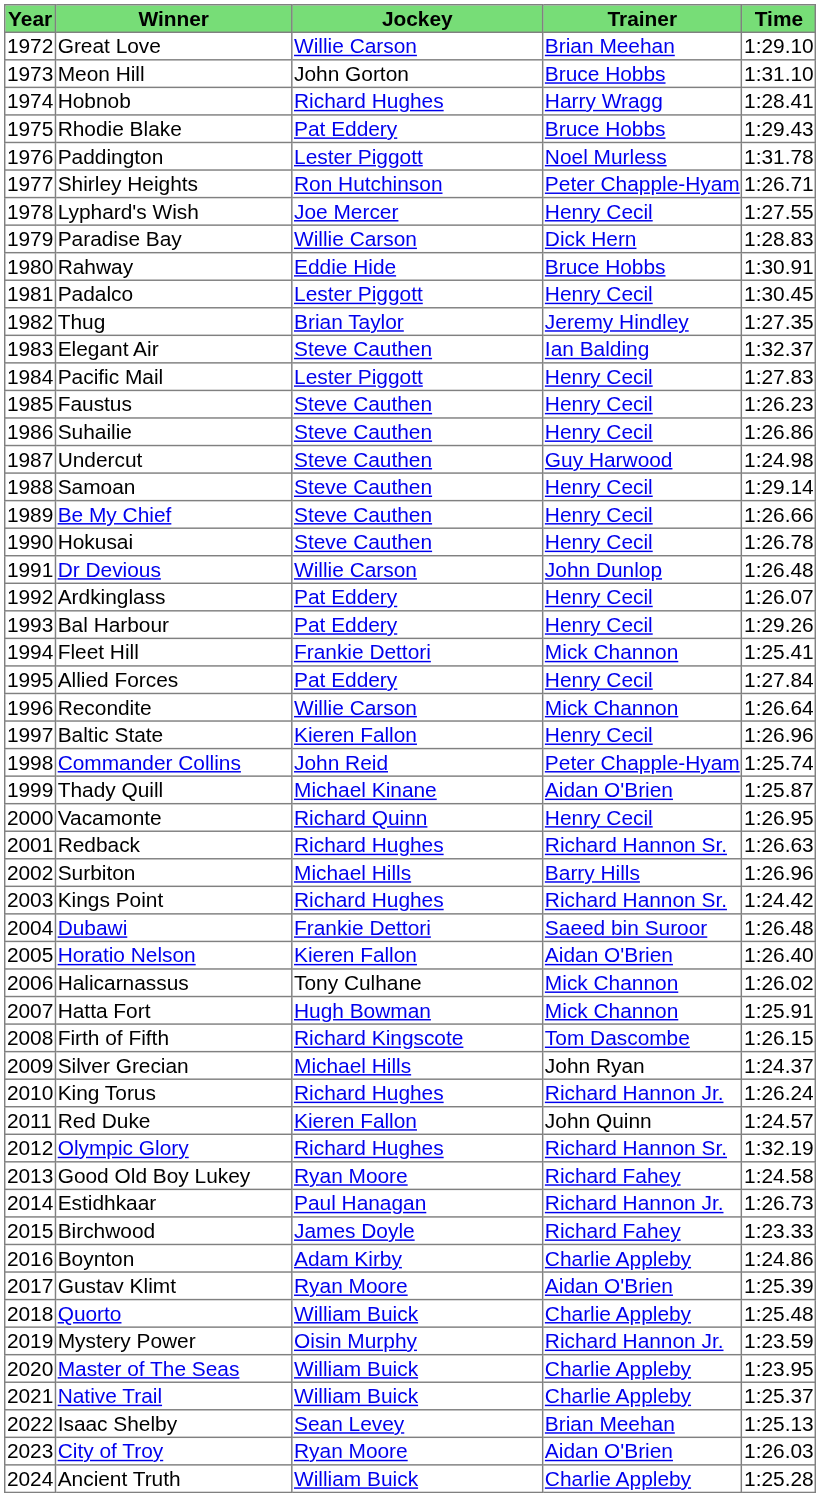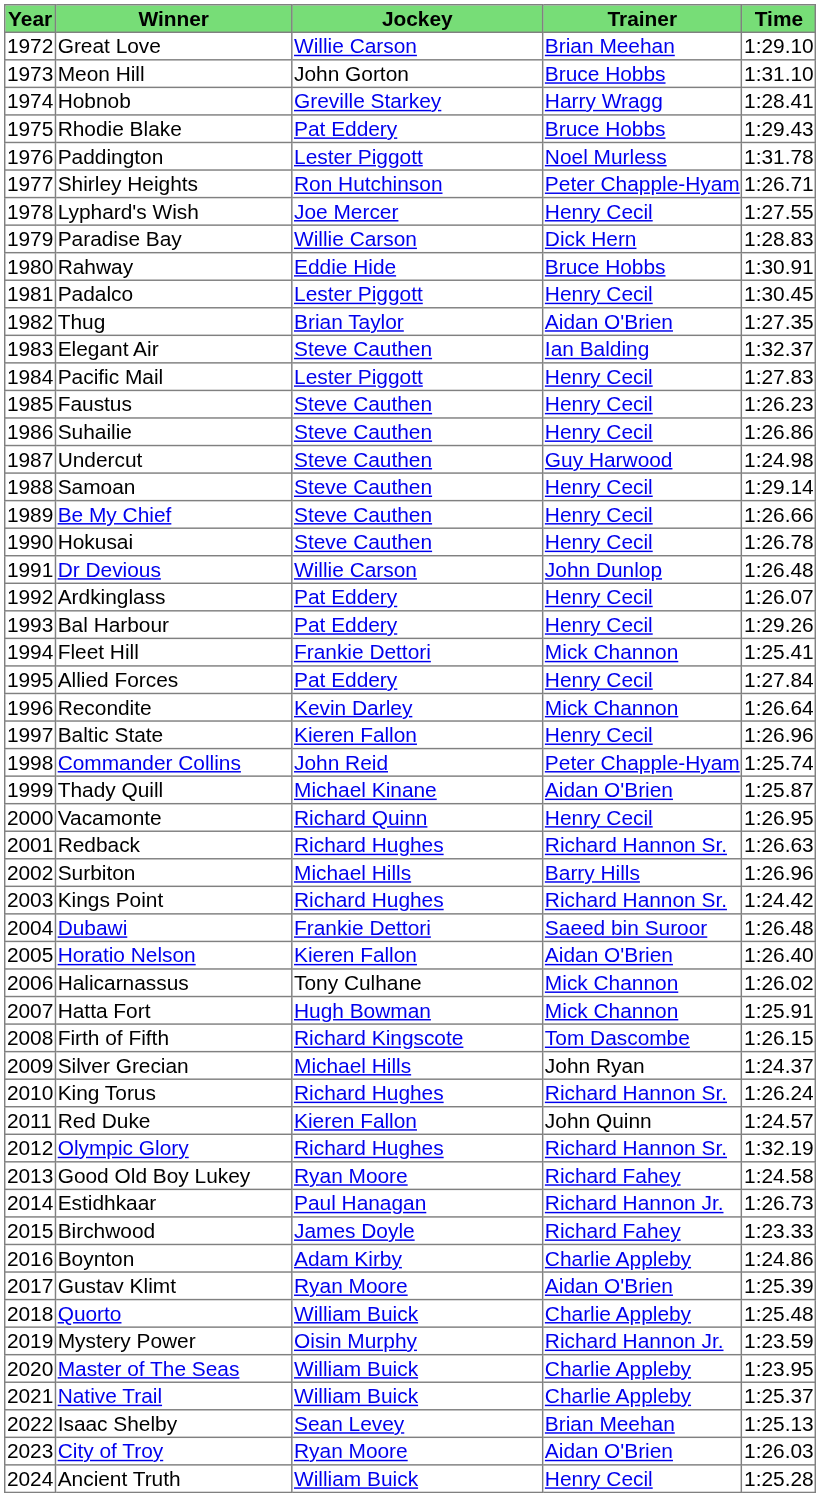(369, 101) Richard Hughes -> (368, 101) Greville Starkey
(617, 322) Jeremy Hindley -> (609, 322) Aidan O'Brien
(355, 707) Willie Carson -> (353, 707) Kevin Darley
(634, 1093) Richard Hannon Jr. -> (636, 1093) Richard Hannon Sr.
(618, 1479) Charlie Appleby -> (599, 1479) Henry Cecil
